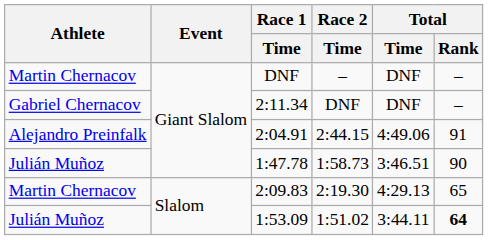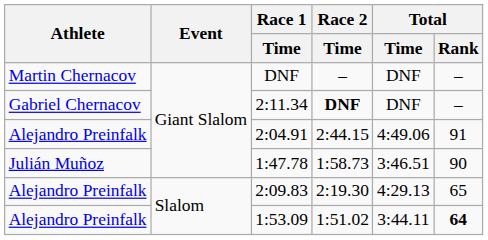(342, 105) normal -> (342, 105) bold
(72, 191) Martin Chernacov -> (78, 191) Alejandro Preinfalk
(56, 220) Julián Muñoz -> (78, 220) Alejandro Preinfalk
